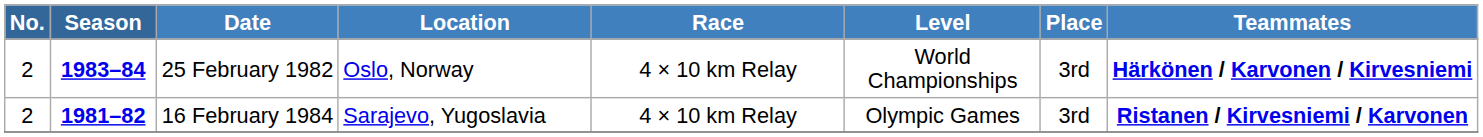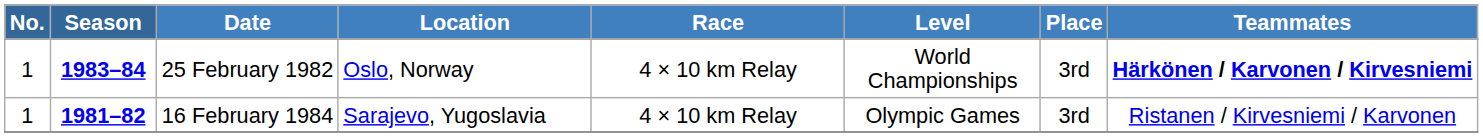(27, 69) 2 -> (27, 69) 1
(27, 115) 2 -> (27, 115) 1
(1292, 115) bold -> (1292, 115) normal
